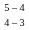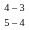rows swapped: (14, 8) <-> (14, 22)
